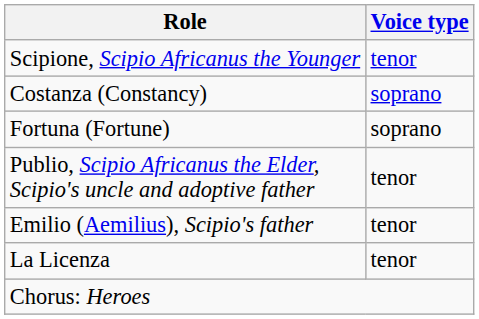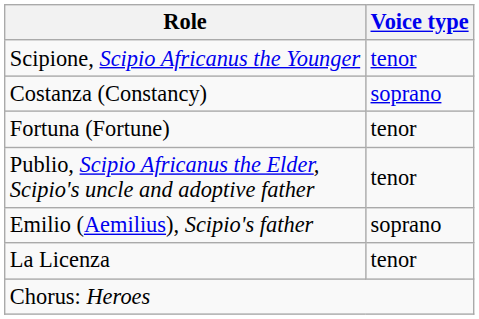(406, 128) soprano -> (394, 128) tenor
(394, 225) tenor -> (406, 225) soprano
